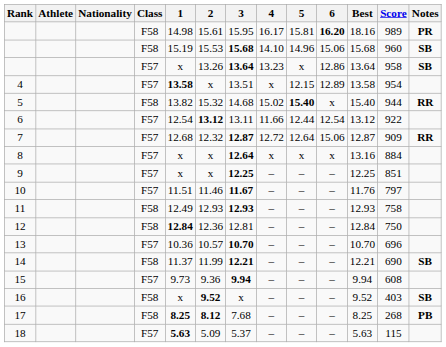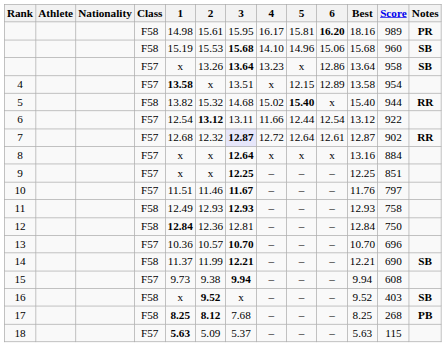(241, 137) no background -> (241, 137) lavender background
(332, 137) 15.06 -> (332, 137) 12.61
(393, 137) 909 -> (393, 137) 902
(211, 279) 9.36 -> (211, 279) 9.38
